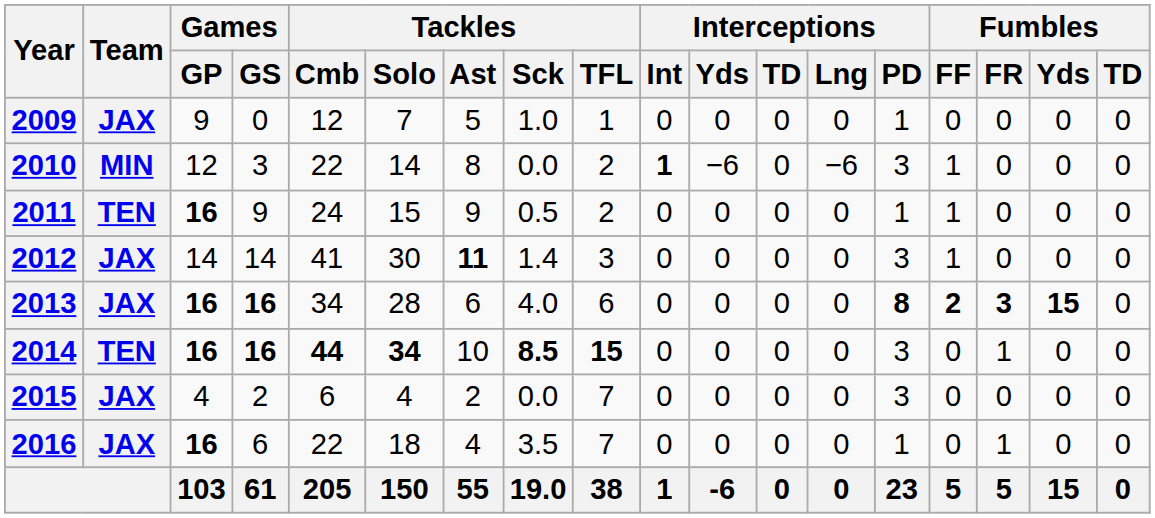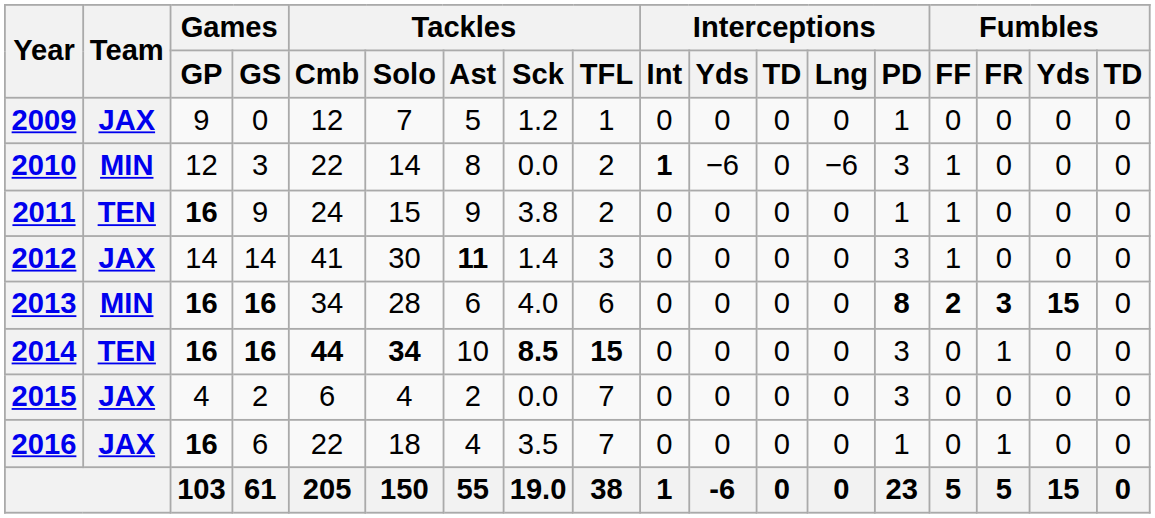(538, 119) 1.0 -> (538, 119) 1.2
(538, 212) 0.5 -> (538, 212) 3.8
(127, 304) JAX -> (127, 304) MIN
